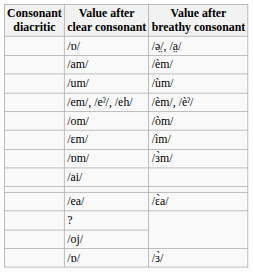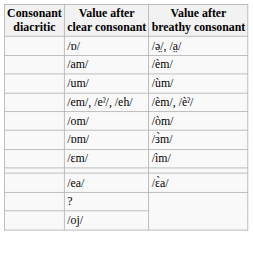rows swapped: (78, 139) <-> (78, 158)
- row: (75, 177)
- row: (74, 257)
